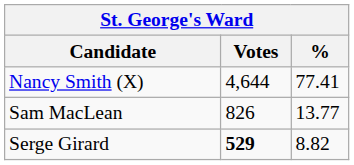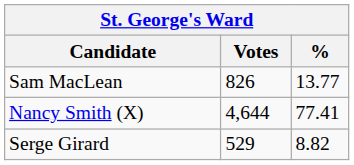rows swapped: (76, 81) <-> (66, 112)
(240, 143) bold -> (240, 143) normal
